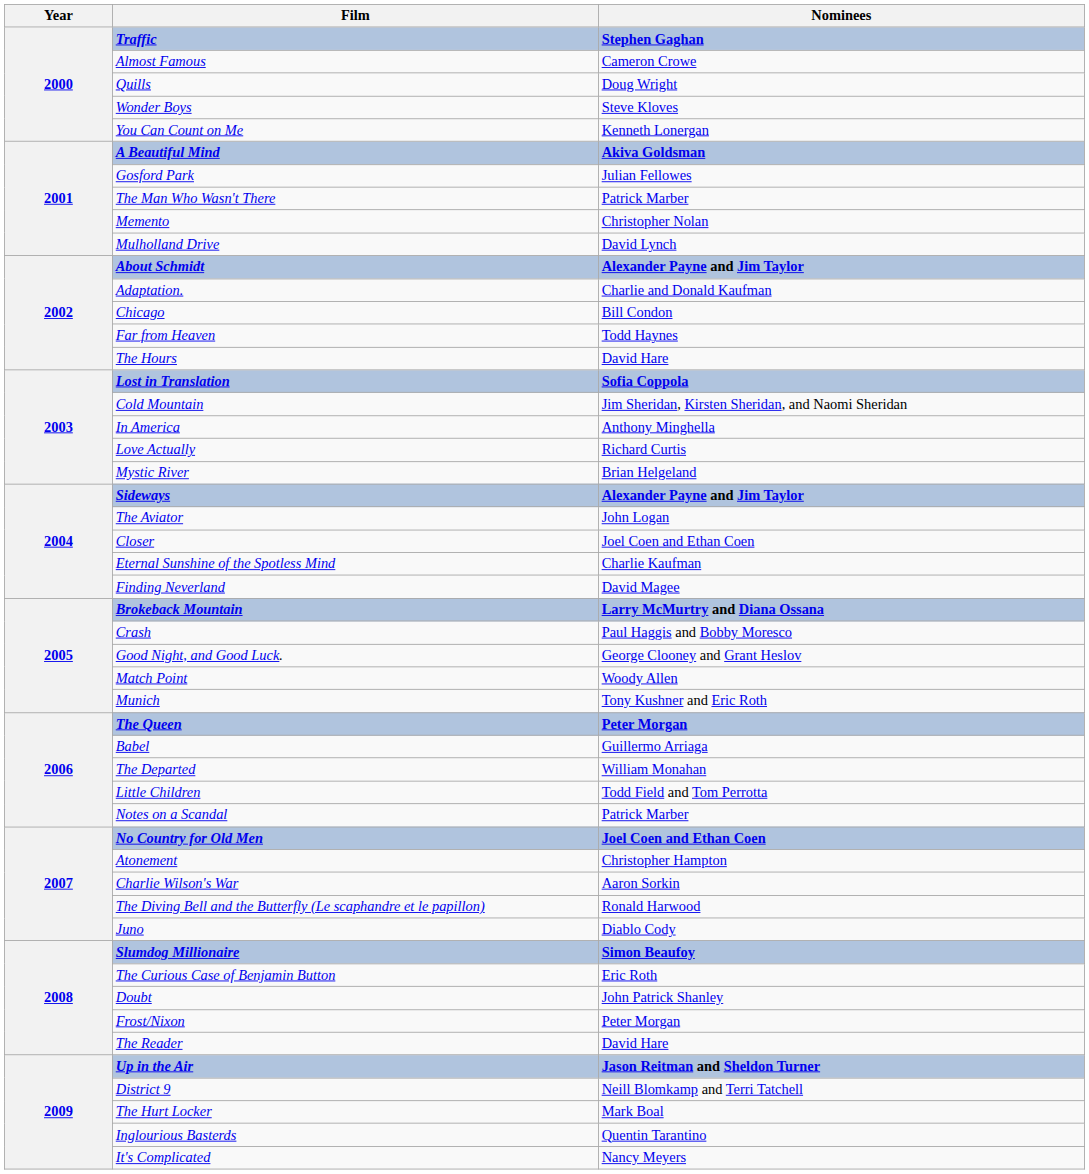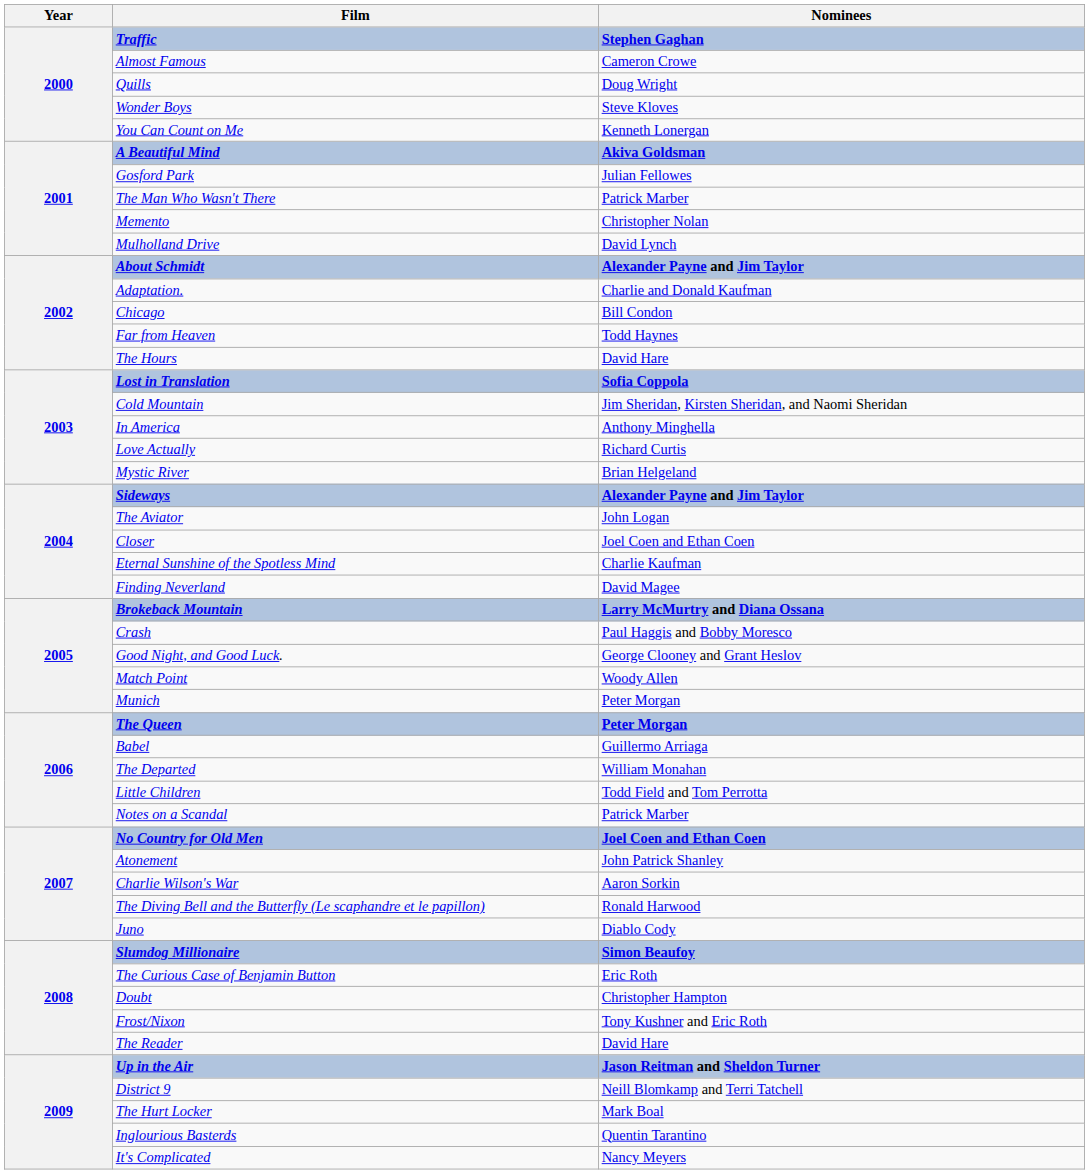(684, 701) Tony Kushner and Eric Roth -> (641, 701) Peter Morgan
(664, 860) Christopher Hampton -> (662, 860) John Patrick Shanley
(662, 997) John Patrick Shanley -> (664, 997) Christopher Hampton
(641, 1020) Peter Morgan -> (684, 1020) Tony Kushner and Eric Roth
